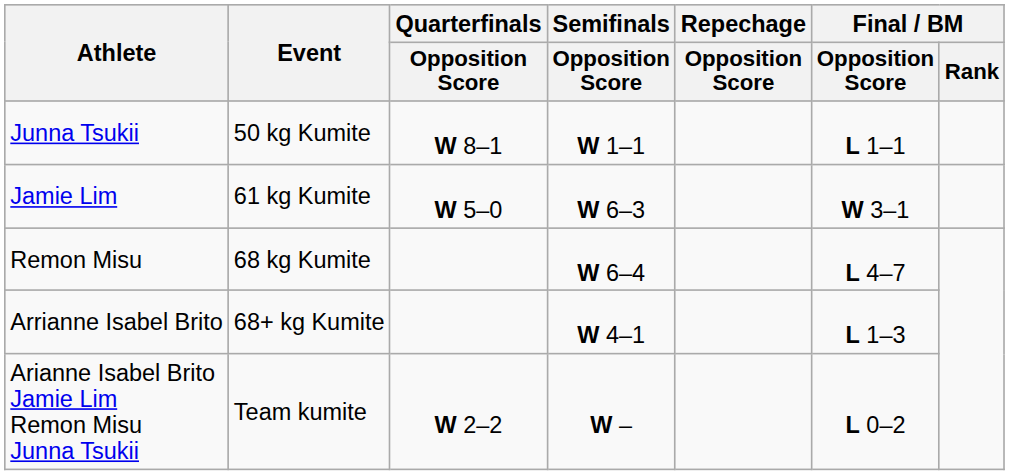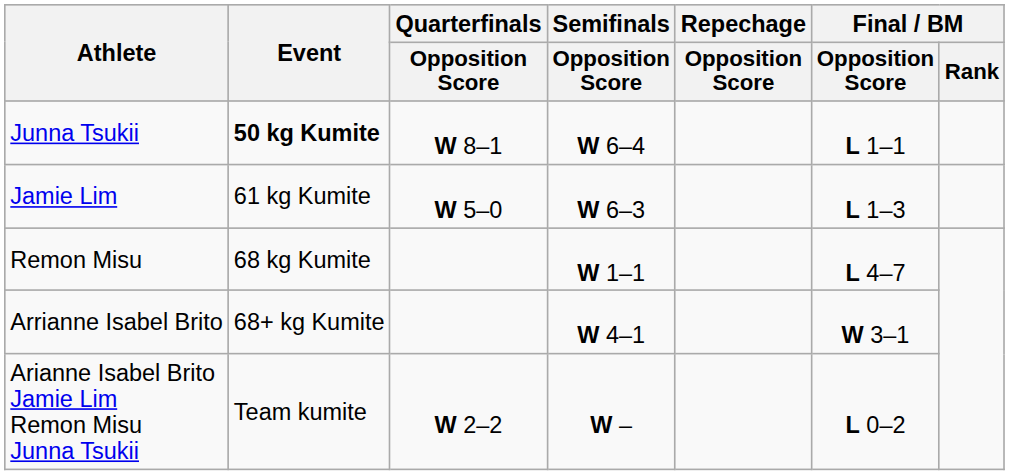(302, 133) normal -> (307, 133) bold
(611, 146) W 1–1 -> (611, 146) W 6–4
(875, 210) W 3–1 -> (875, 210) L 1–3
(611, 273) W 6–4 -> (611, 273) W 1–1
(875, 336) L 1–3 -> (875, 336) W 3–1
